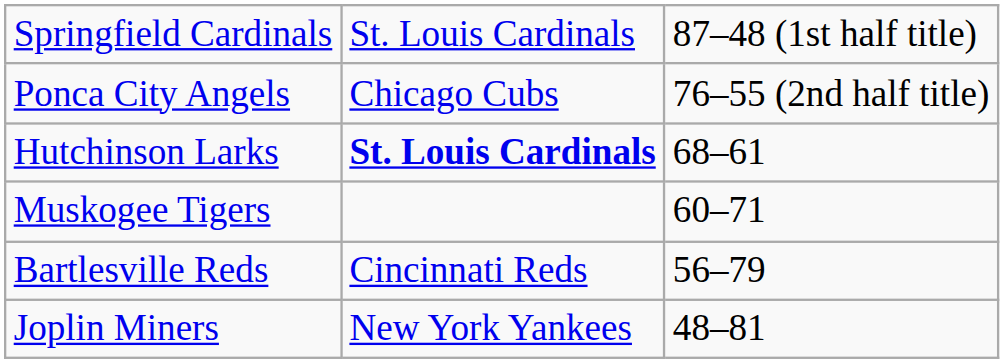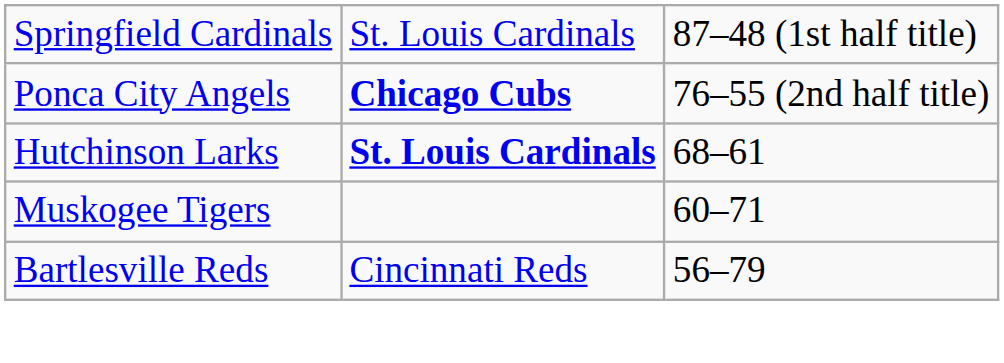(454, 92) normal -> (460, 92) bold
- row: (116, 328)
